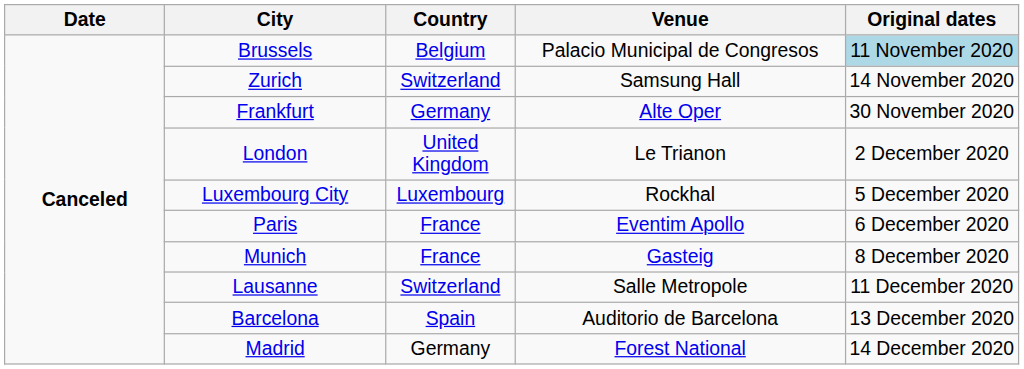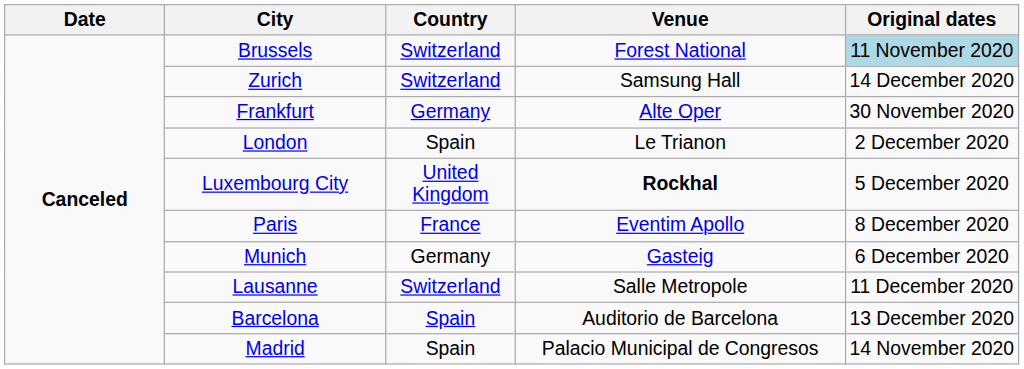(450, 50) Belgium -> (450, 50) Switzerland
(680, 50) Palacio Municipal de Congresos -> (680, 50) Forest National
(932, 81) 14 November 2020 -> (932, 81) 14 December 2020
(450, 153) United Kingdom -> (450, 142) Spain
(450, 195) Luxembourg -> (450, 184) United Kingdom
(680, 195) normal -> (680, 184) bold
(932, 225) 6 December 2020 -> (932, 225) 8 December 2020
(450, 256) France -> (450, 256) Germany
(932, 256) 8 December 2020 -> (932, 256) 6 December 2020
(450, 348) Germany -> (450, 348) Spain
(680, 348) Forest National -> (680, 348) Palacio Municipal de Congresos
(932, 348) 14 December 2020 -> (932, 348) 14 November 2020
